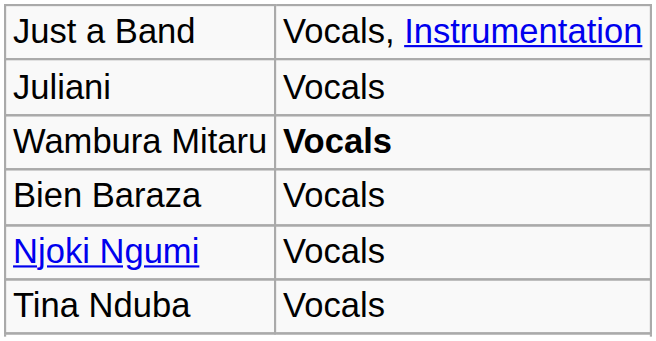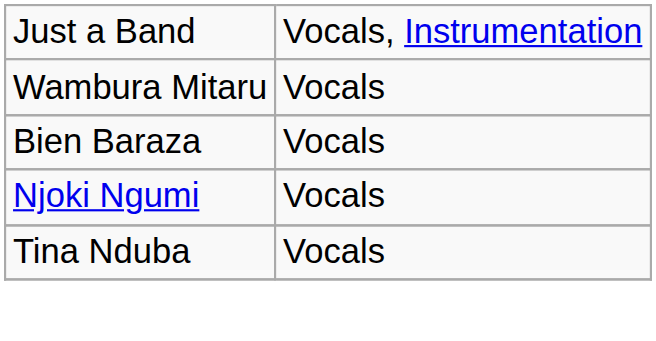- row: (62, 86)
(338, 141) bold -> (334, 86) normal
